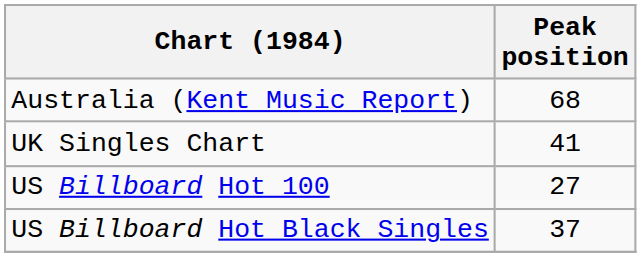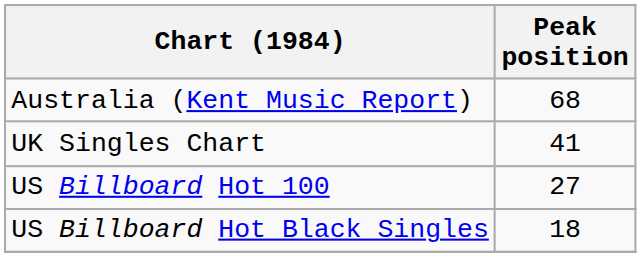(565, 230) 37 -> (565, 230) 18
